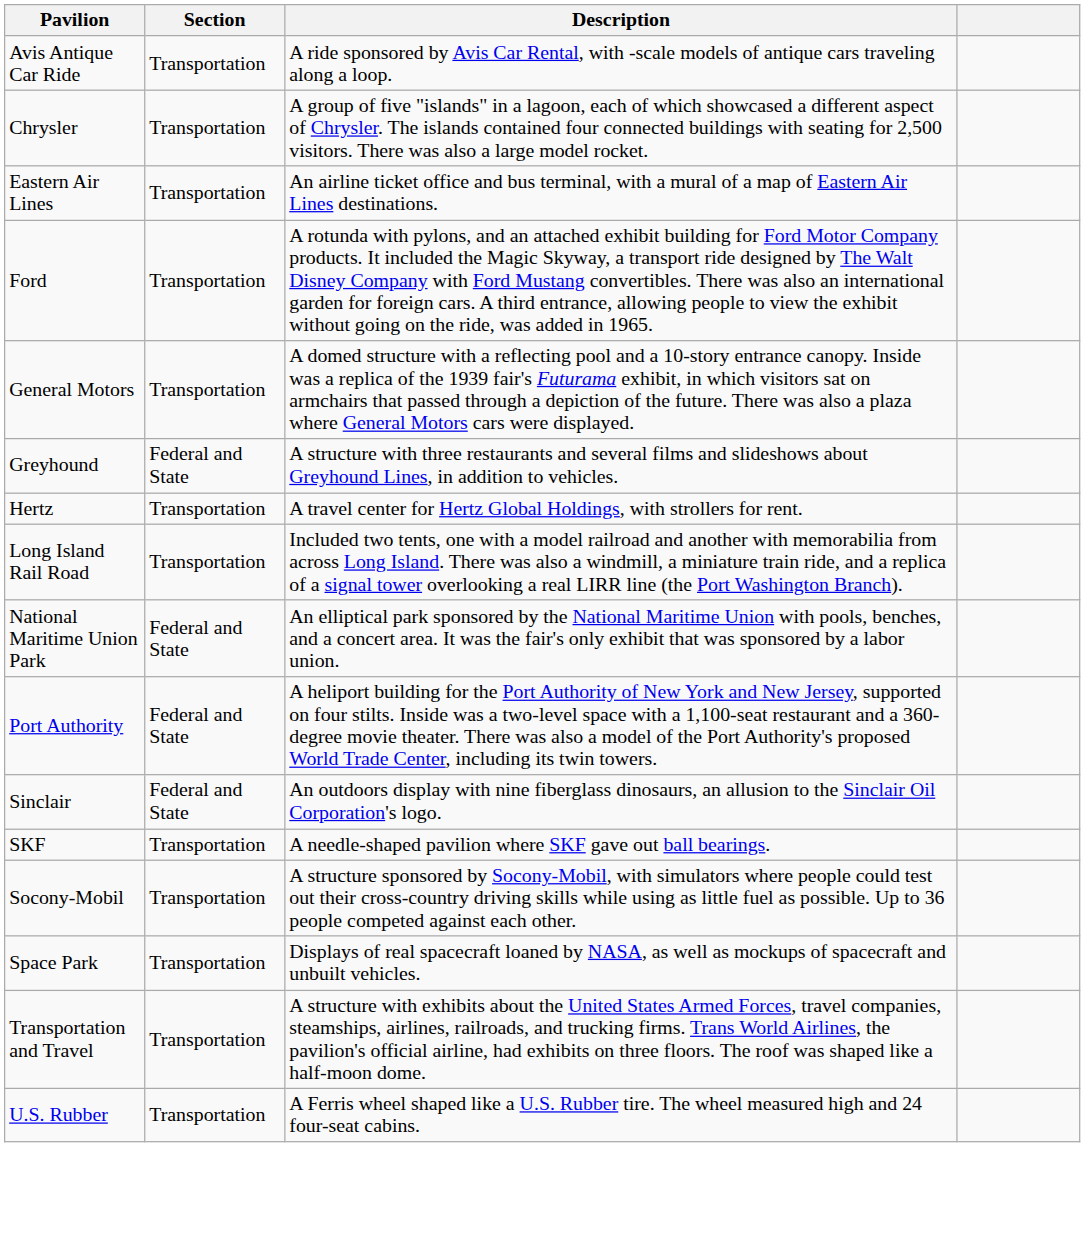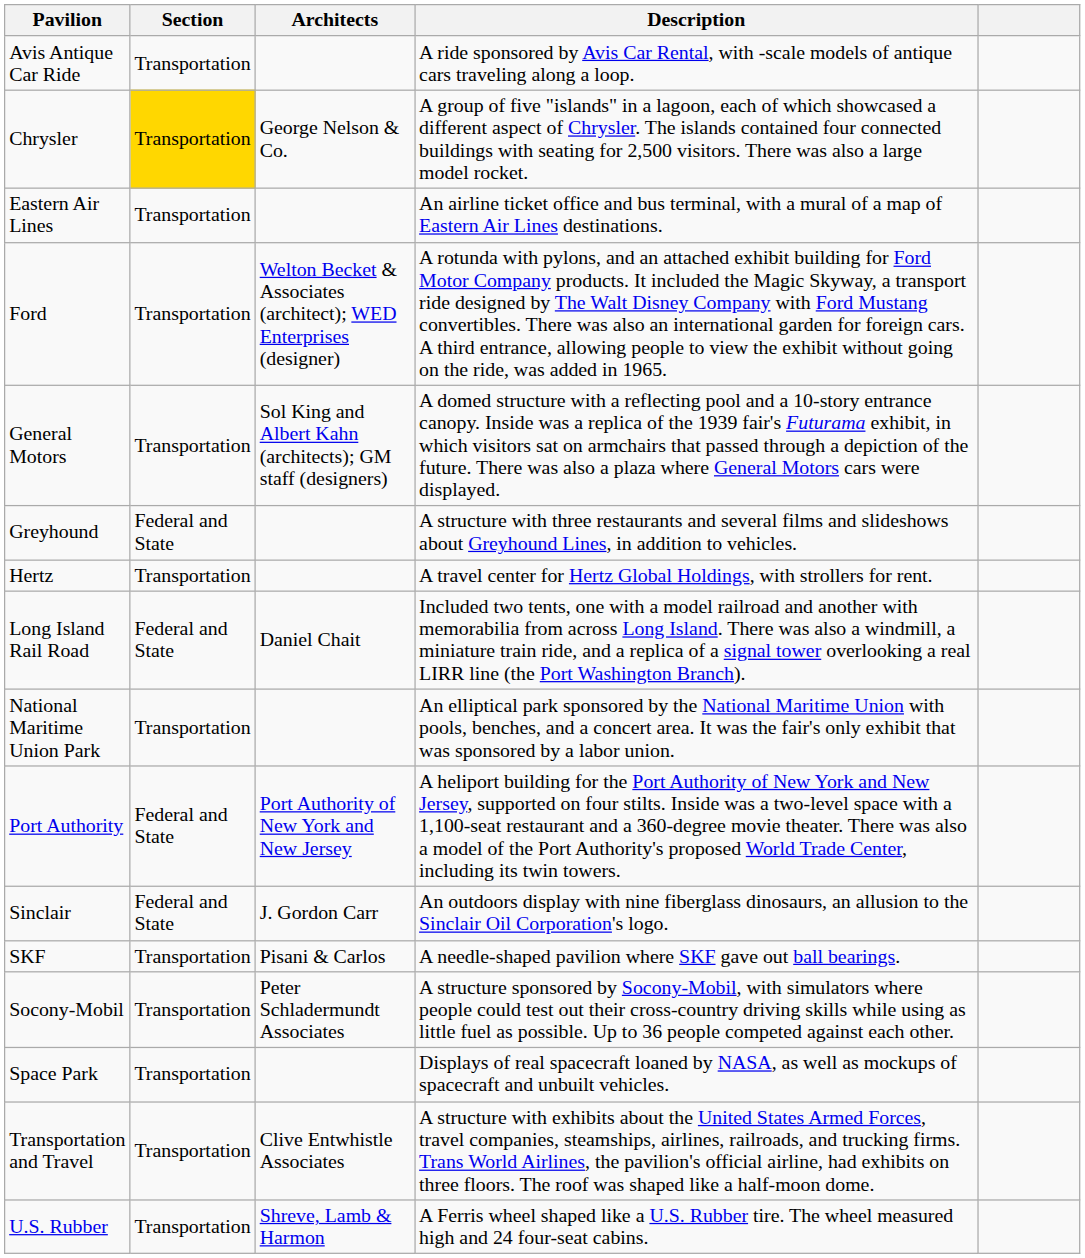+ column: (335, 20)
(207, 127) no background -> (193, 138) gold background
(207, 562) Transportation -> (181, 640) Federal and State
(196, 638) Federal and State -> (193, 727) Transportation
